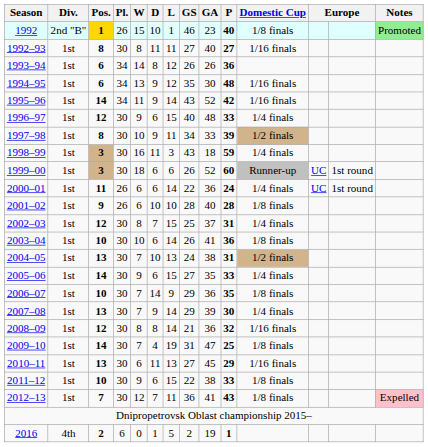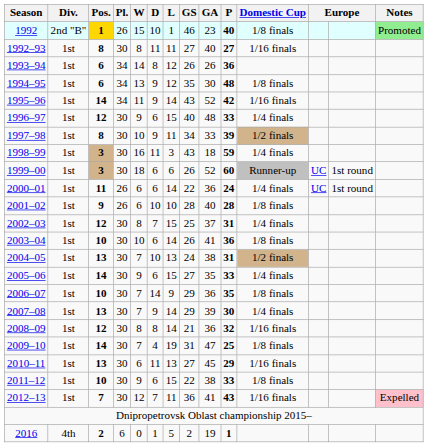(273, 83) 1/16 finals -> (273, 83) 1/8 finals
(273, 398) 1/8 finals -> (273, 398) 1/16 finals
